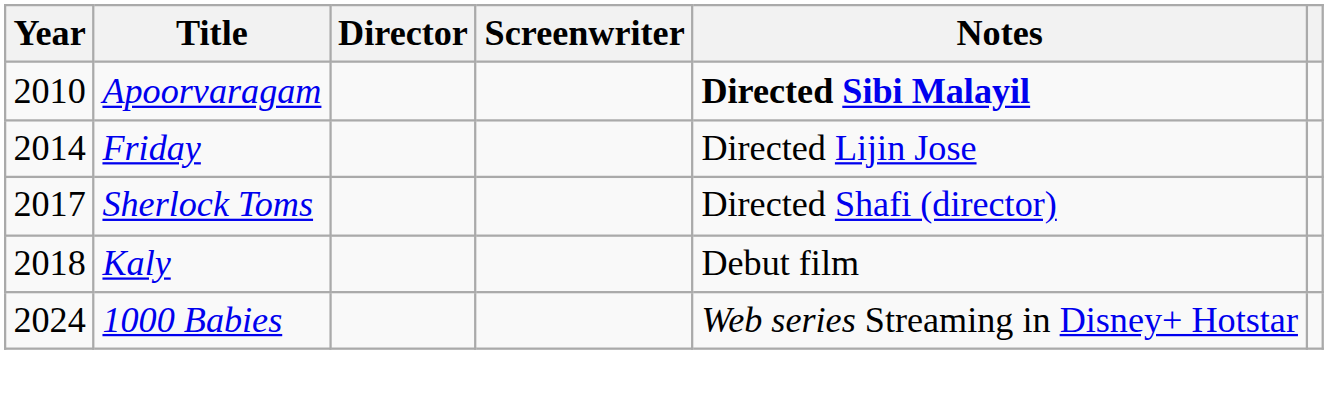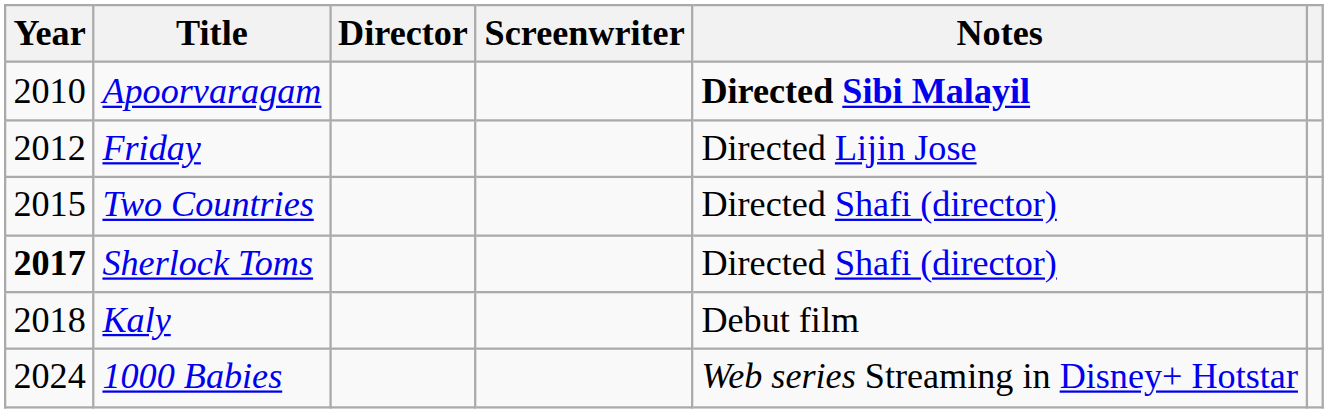(50, 147) 2014 -> (50, 147) 2012
+ row: (208, 205)
(50, 205) normal -> (50, 262) bold
